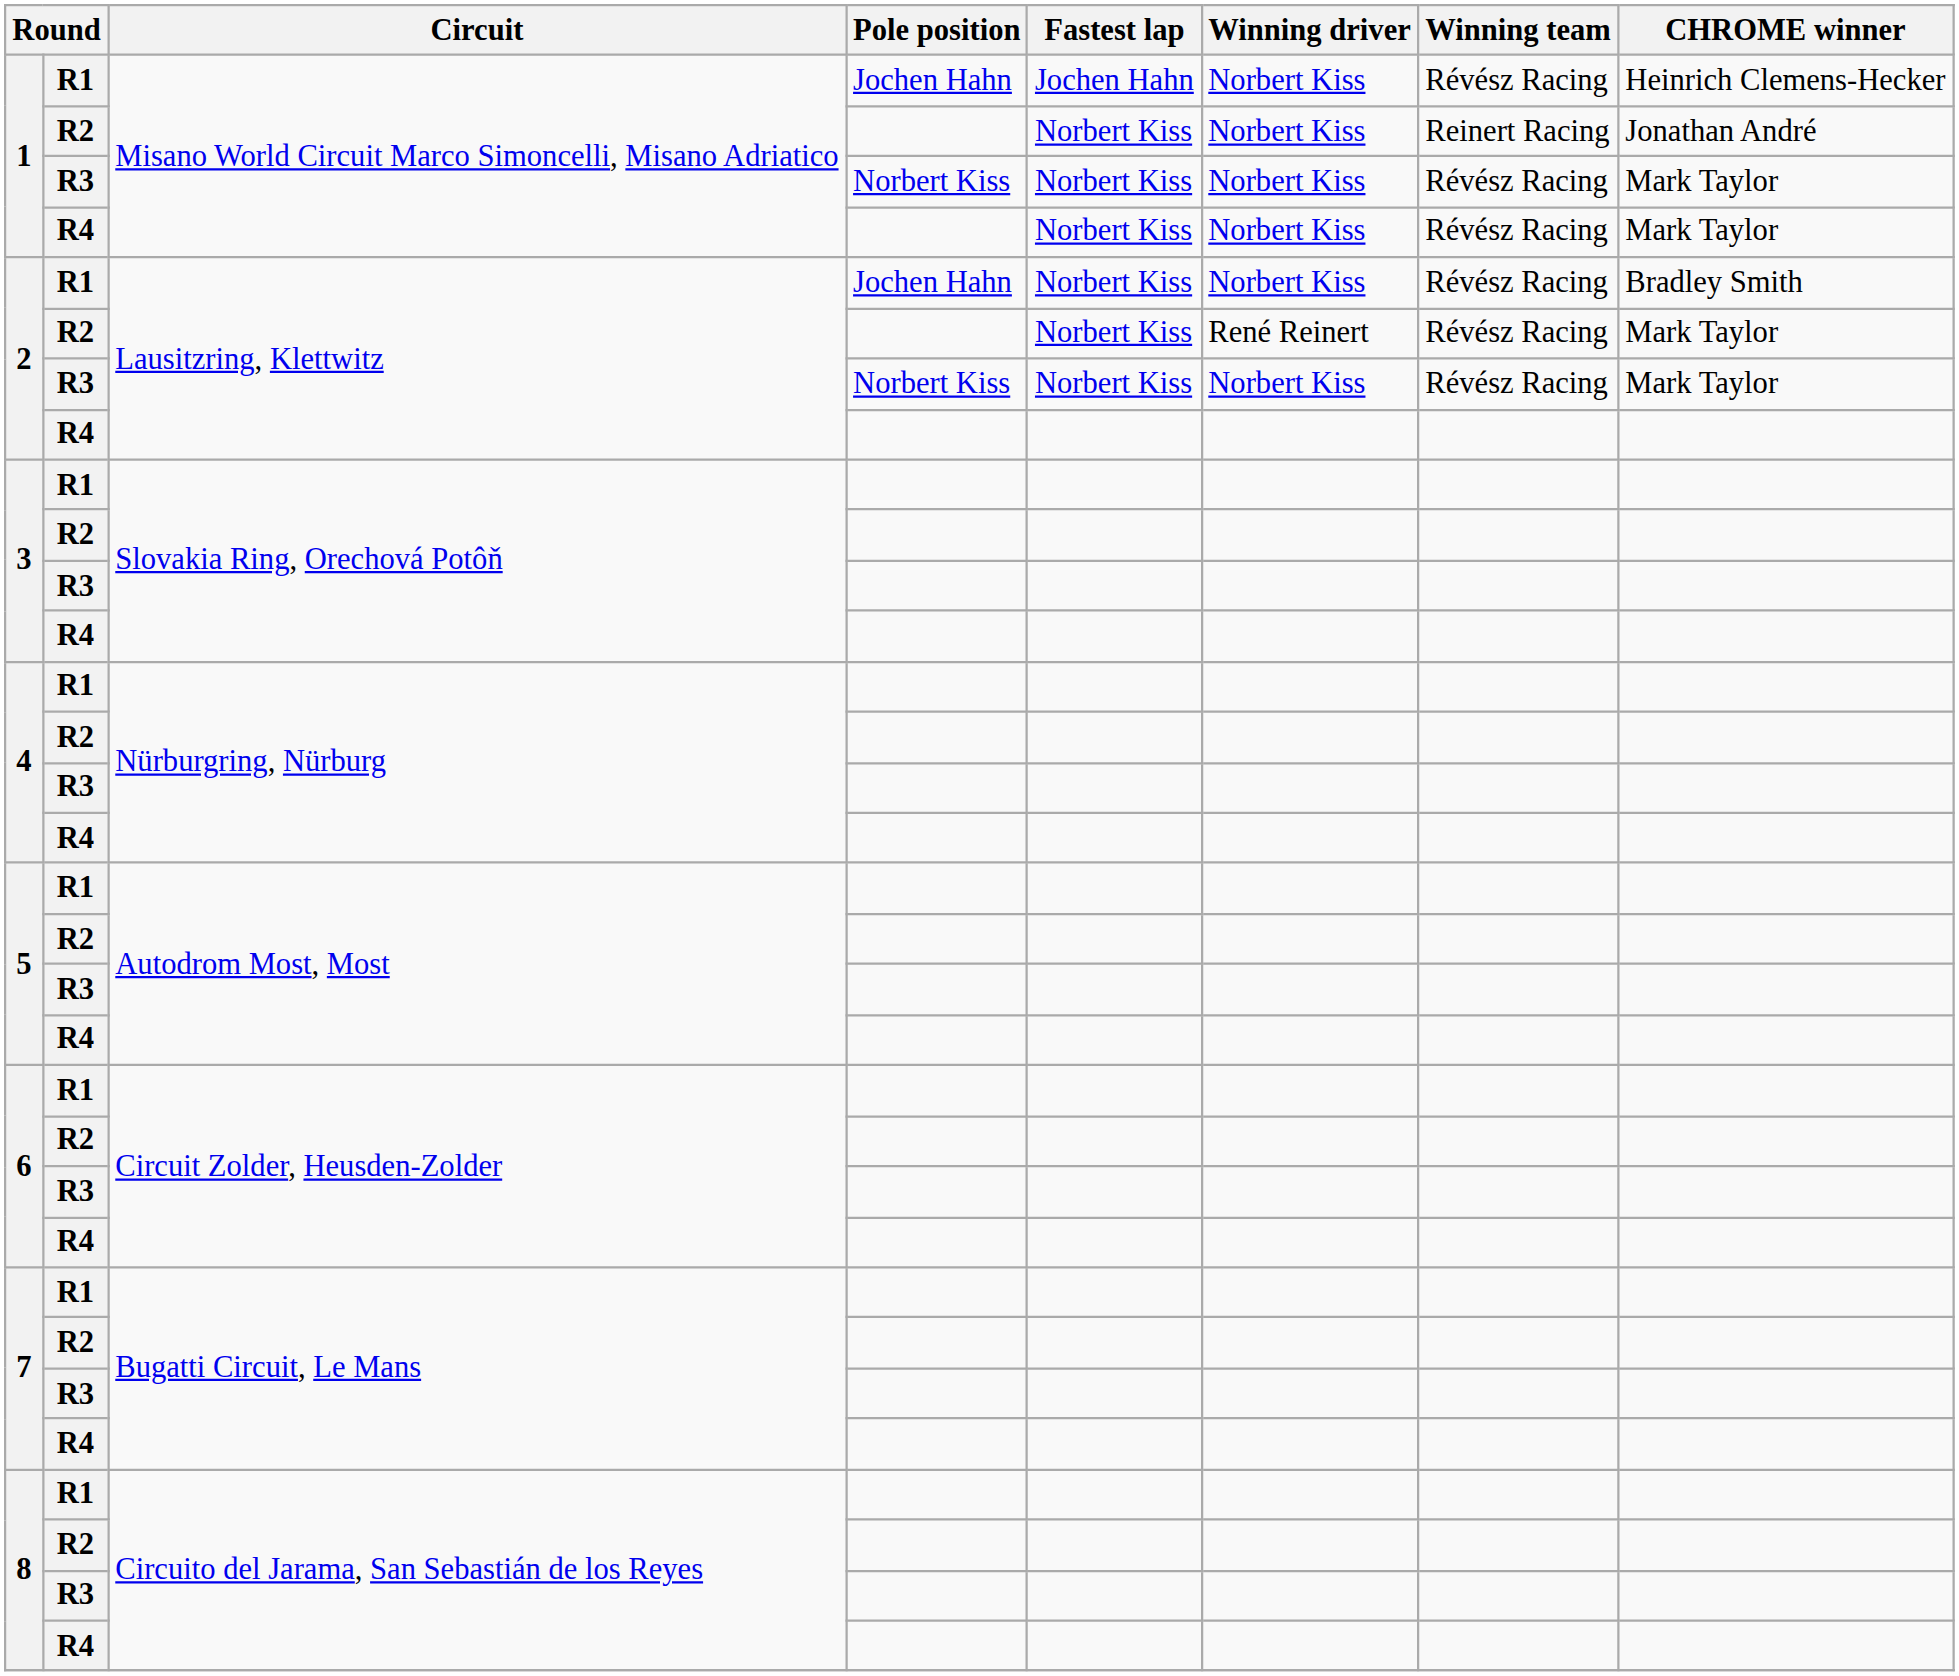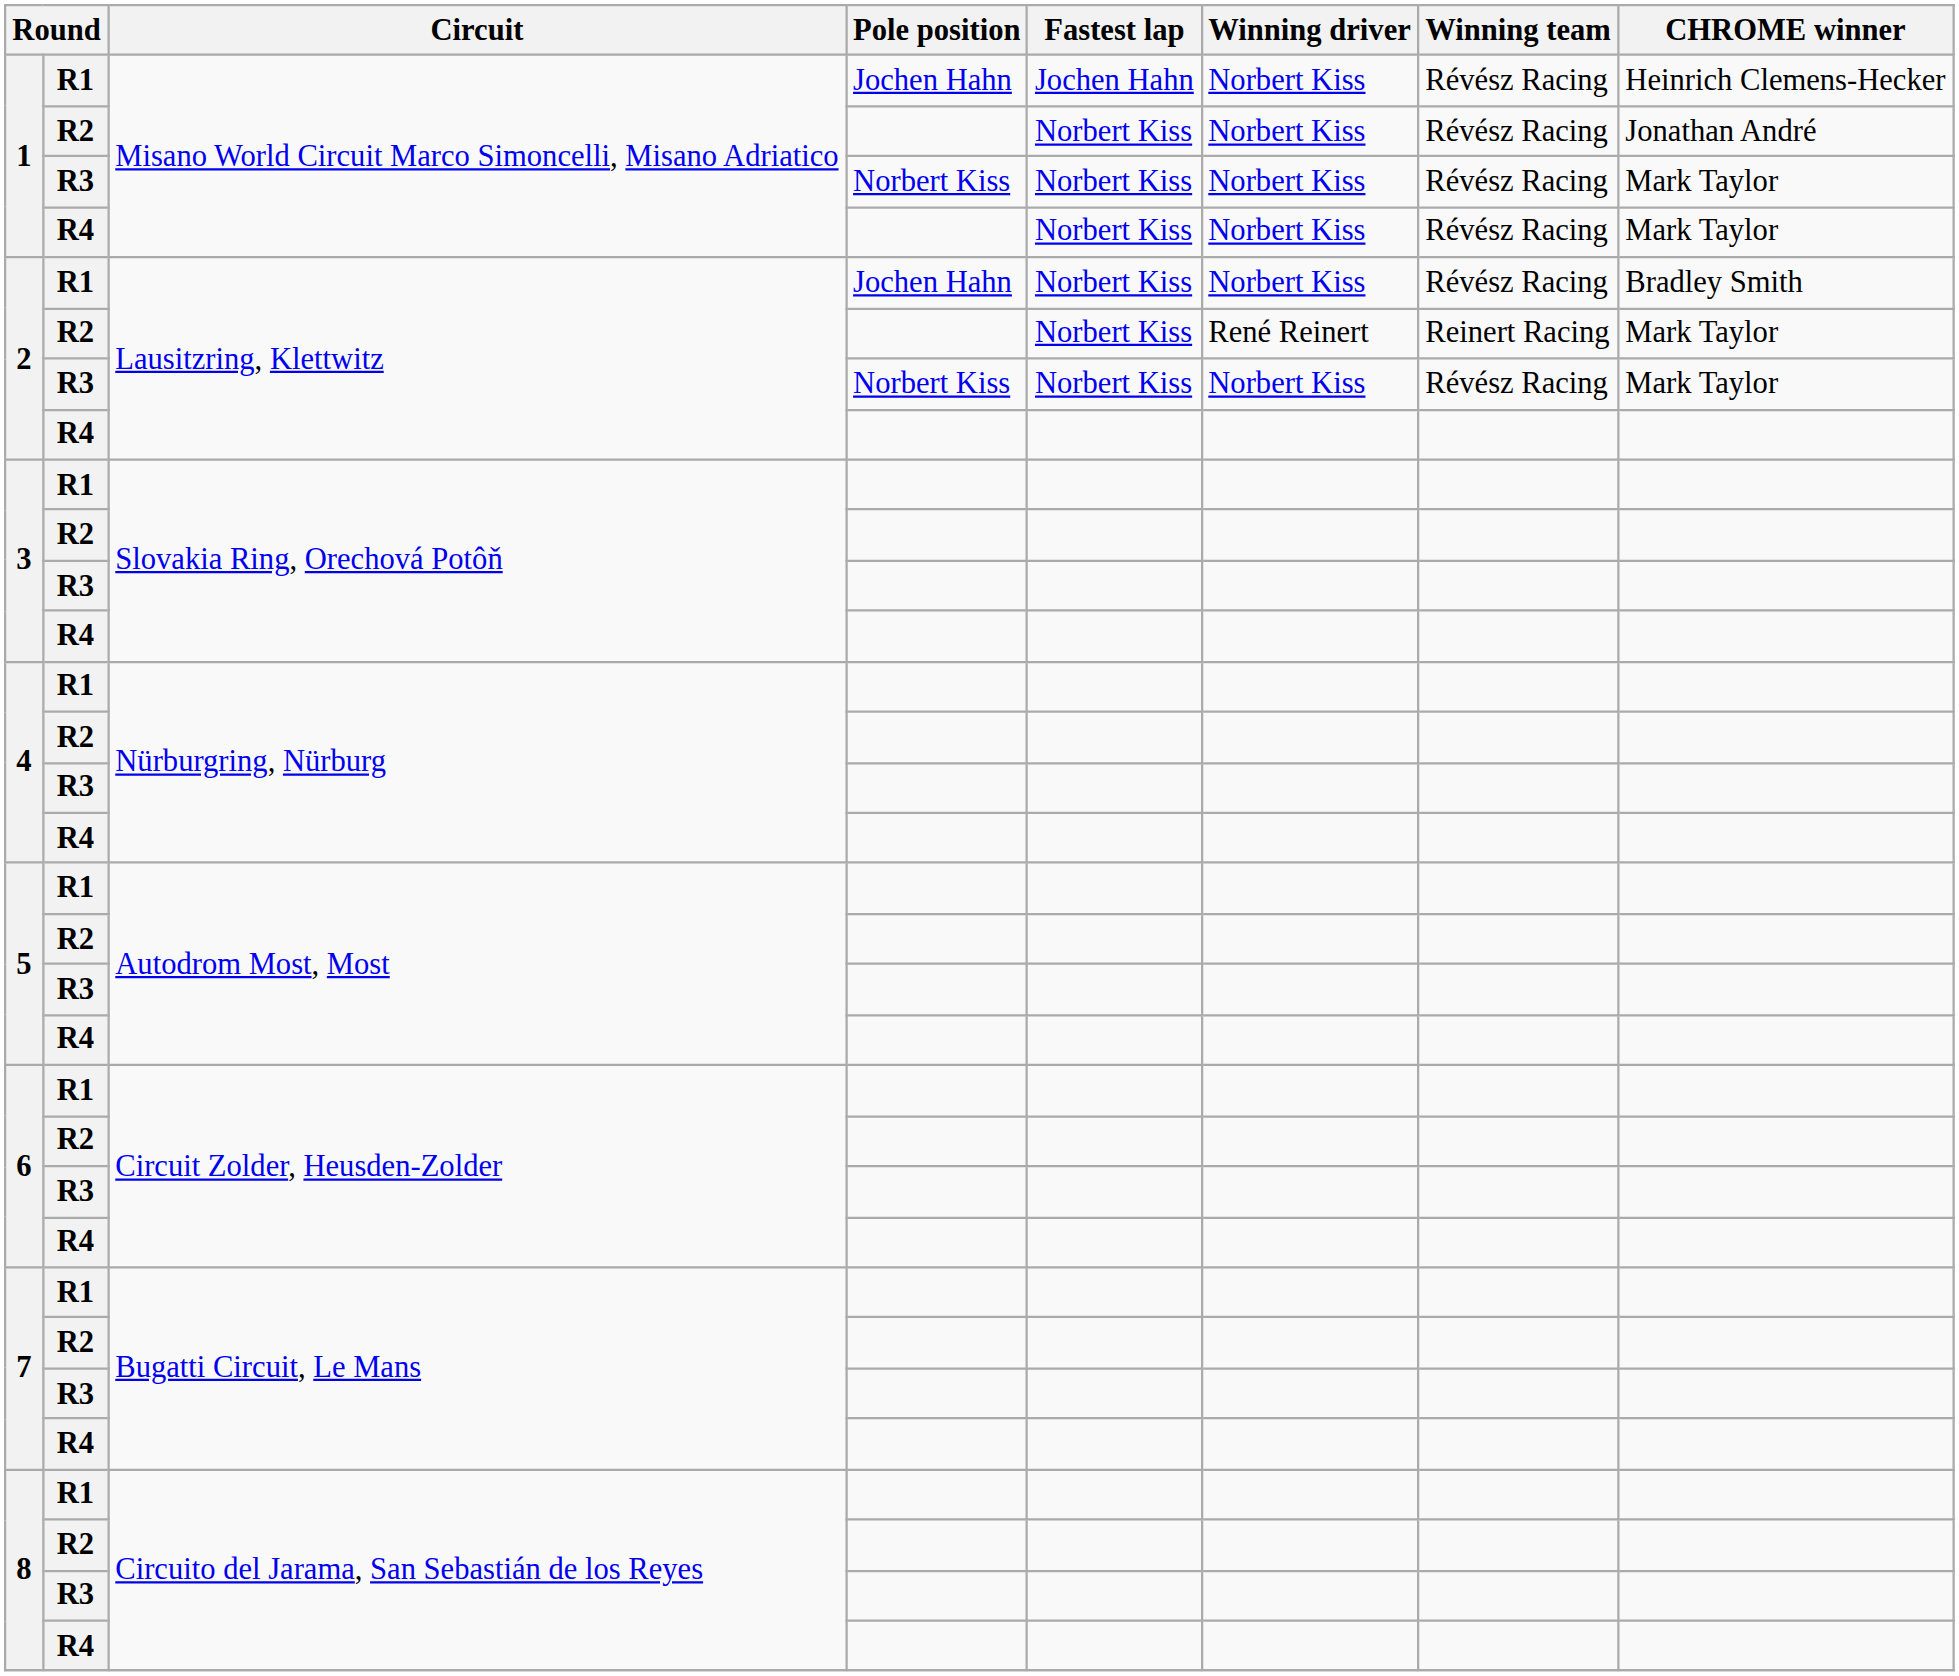(1517, 130) Reinert Racing -> (1517, 130) Révész Racing
(1517, 332) Révész Racing -> (1517, 332) Reinert Racing
